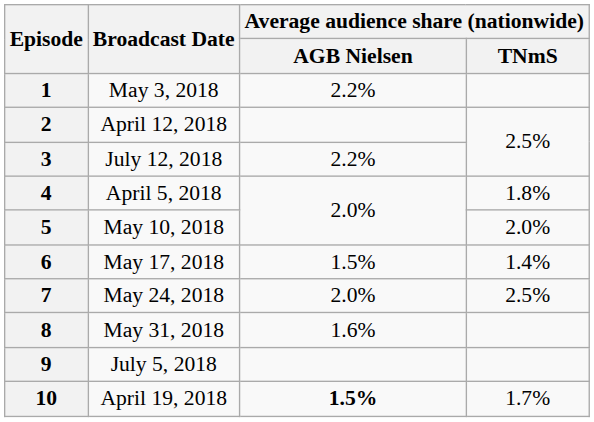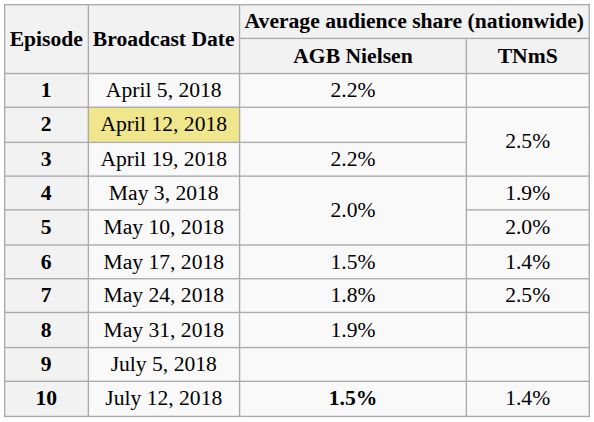(164, 90) May 3, 2018 -> (164, 90) April 5, 2018
(164, 124) no background -> (164, 124) khaki background
(164, 158) July 12, 2018 -> (164, 158) April 19, 2018
(164, 192) April 5, 2018 -> (164, 192) May 3, 2018
(528, 192) 1.8% -> (528, 192) 1.9%
(353, 295) 2.0% -> (353, 295) 1.8%
(353, 329) 1.6% -> (353, 329) 1.9%
(164, 398) April 19, 2018 -> (164, 398) July 12, 2018
(528, 398) 1.7% -> (528, 398) 1.4%
